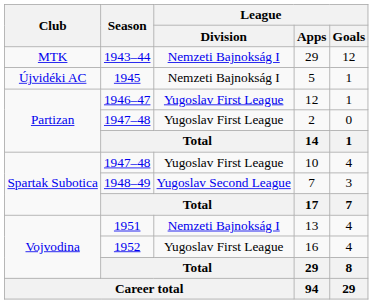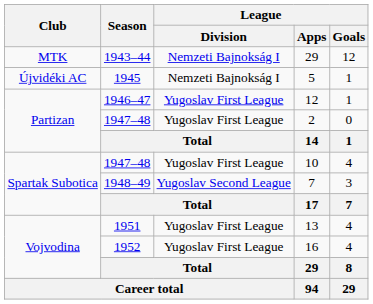(224, 225) Nemzeti Bajnokság I -> (224, 225) Yugoslav First League
